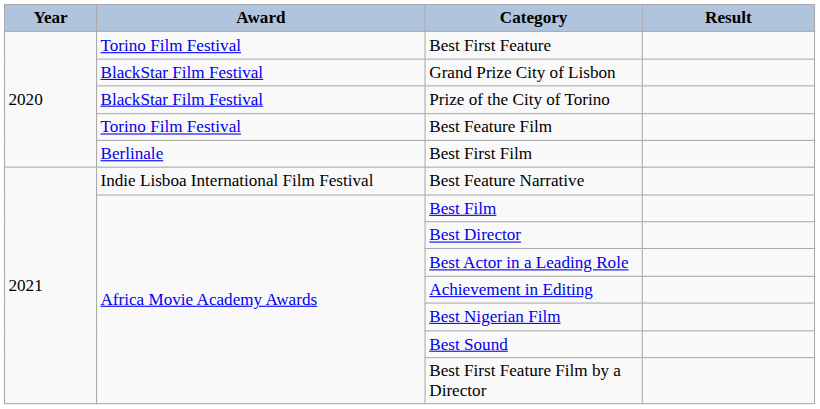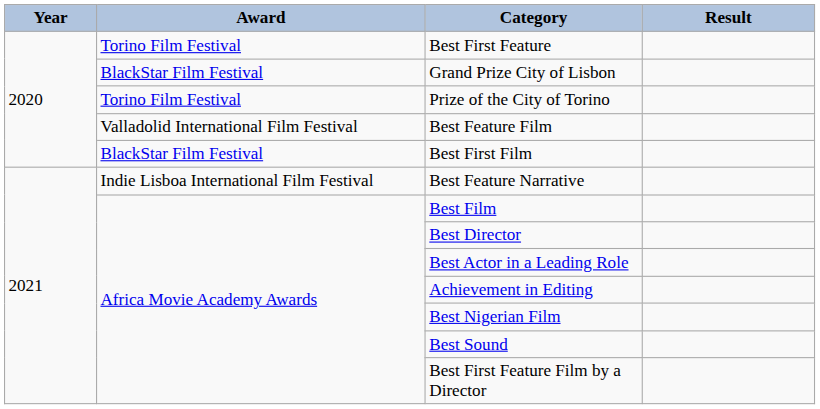(182, 99) BlackStar Film Festival -> (171, 99) Torino Film Festival
(171, 126) Torino Film Festival -> (229, 126) Valladolid International Film Festival
(132, 153) Berlinale -> (182, 153) BlackStar Film Festival
